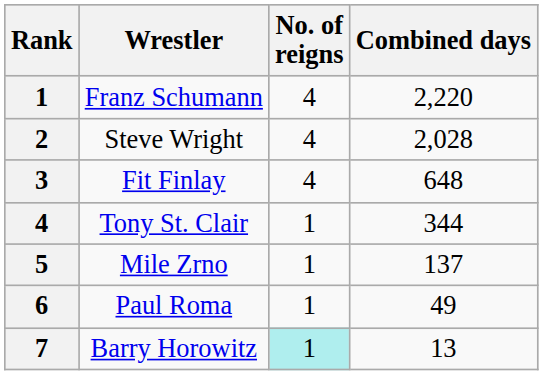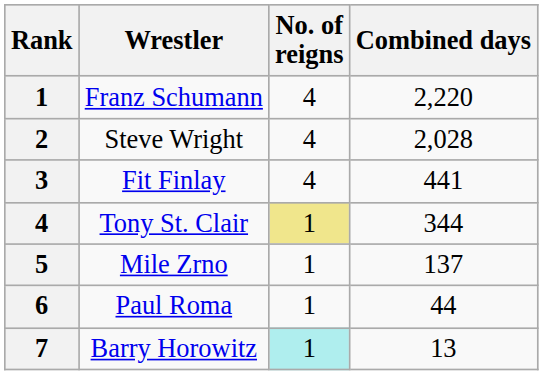(443, 180) 648 -> (443, 180) 441
(309, 222) no background -> (309, 222) khaki background
(443, 306) 49 -> (443, 306) 44
